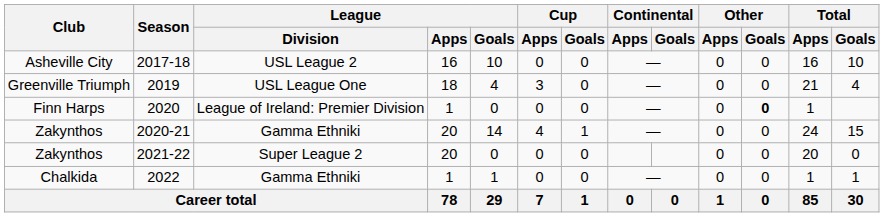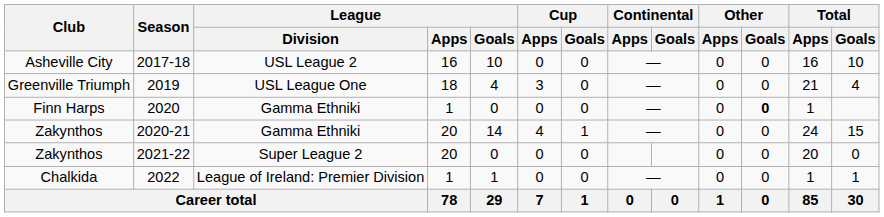(311, 108) League of Ireland: Premier Division -> (311, 108) Gamma Ethniki
(311, 177) Gamma Ethniki -> (311, 177) League of Ireland: Premier Division
